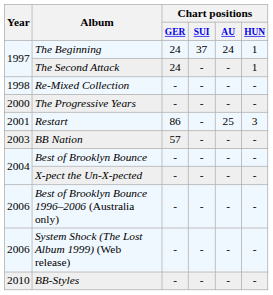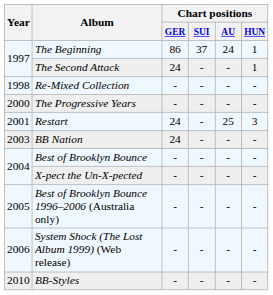(175, 49) 24 -> (175, 49) 86
(175, 121) 86 -> (175, 121) 24
(175, 139) 57 -> (175, 139) 24
(18, 206) 2006 -> (18, 206) 2005
